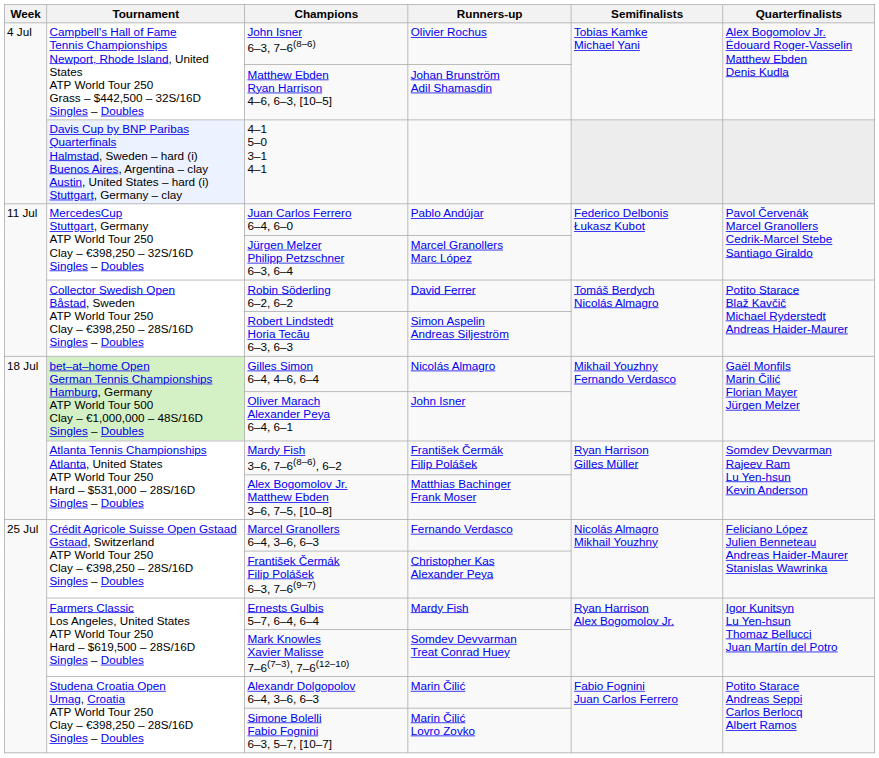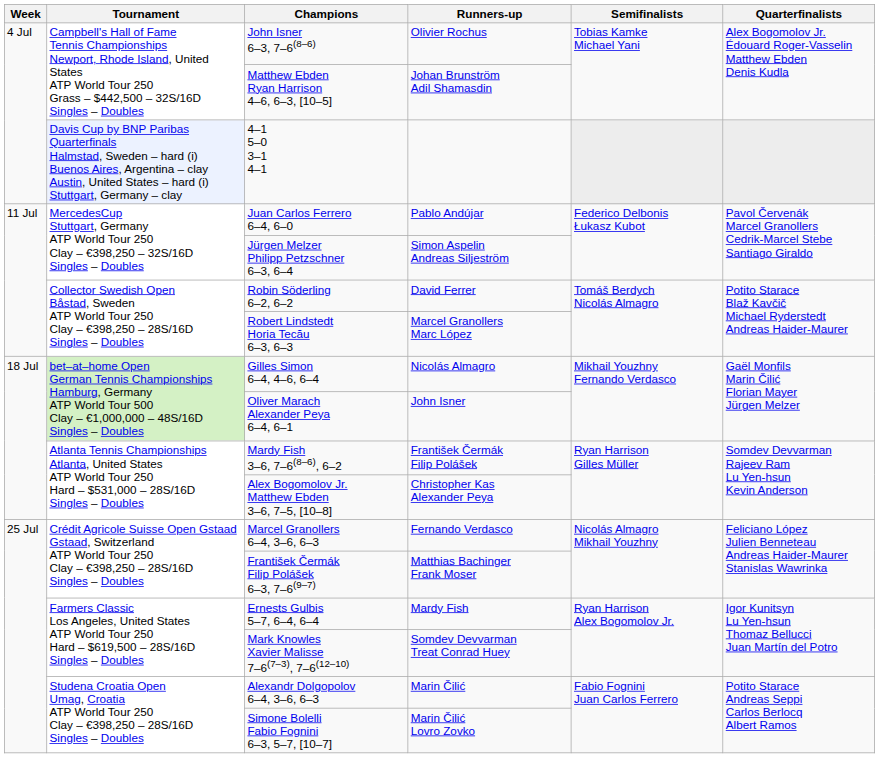(457, 252) Marcel Granollers Marc López -> (460, 252) Simon Aspelin Andreas Siljeström
(460, 328) Simon Aspelin Andreas Siljeström -> (457, 328) Marcel Granollers Marc López
(461, 491) Matthias Bachinger Frank Moser -> (453, 491) Christopher Kas Alexander Peya
(453, 567) Christopher Kas Alexander Peya -> (461, 567) Matthias Bachinger Frank Moser
